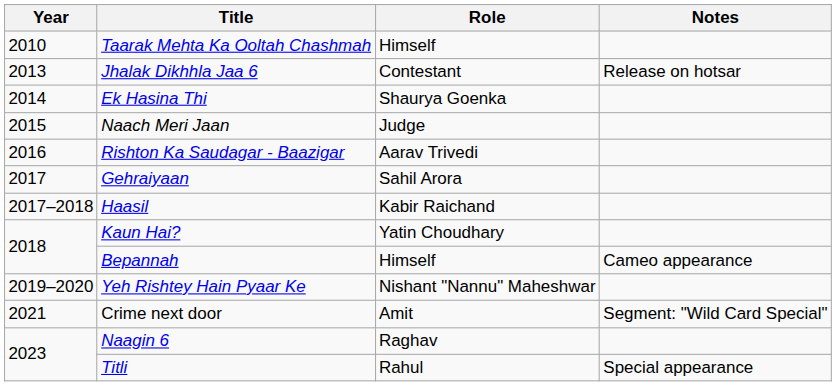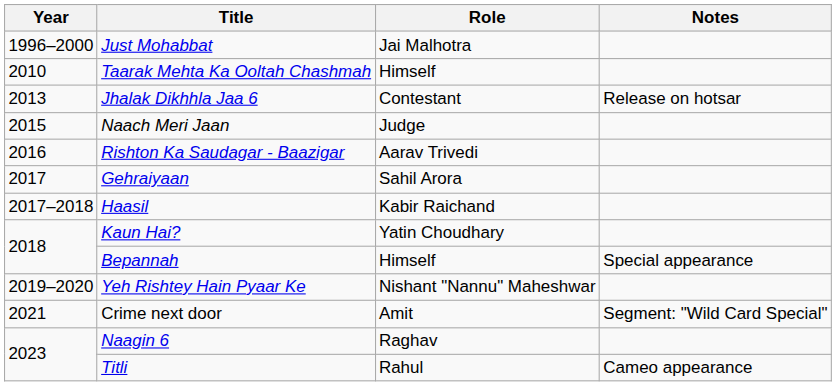+ row: (157, 44)
- row: (154, 98)
(678, 260) Cameo appearance -> (678, 260) Special appearance
(678, 367) Special appearance -> (678, 367) Cameo appearance
